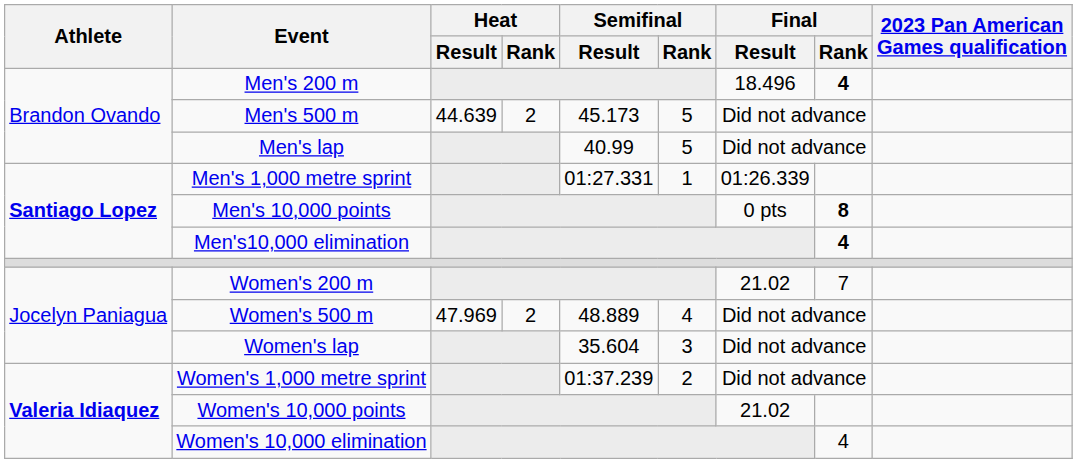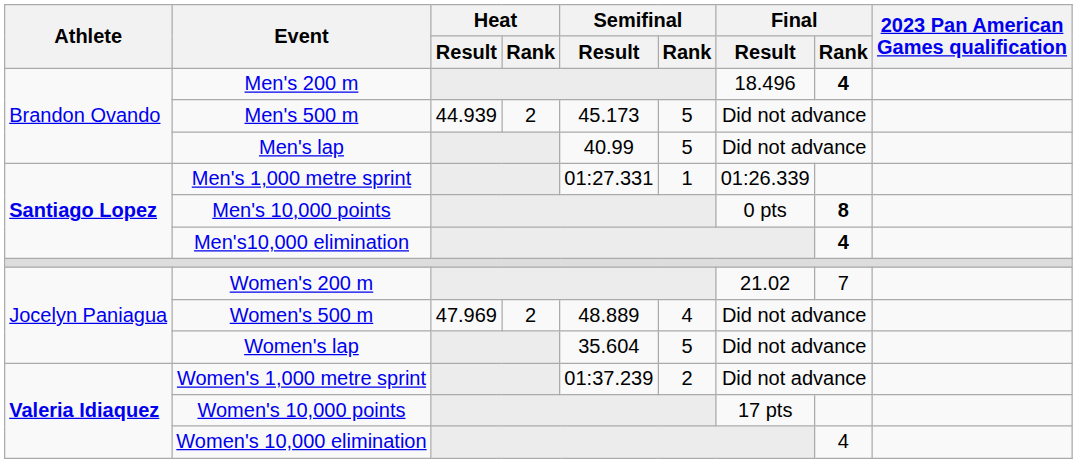(466, 115) 44.639 -> (466, 115) 44.939
(687, 346) 3 -> (687, 346) 5
(765, 410) 21.02 -> (765, 410) 17 pts
